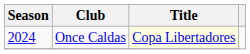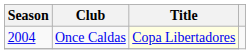(22, 37) 2024 -> (22, 37) 2004
